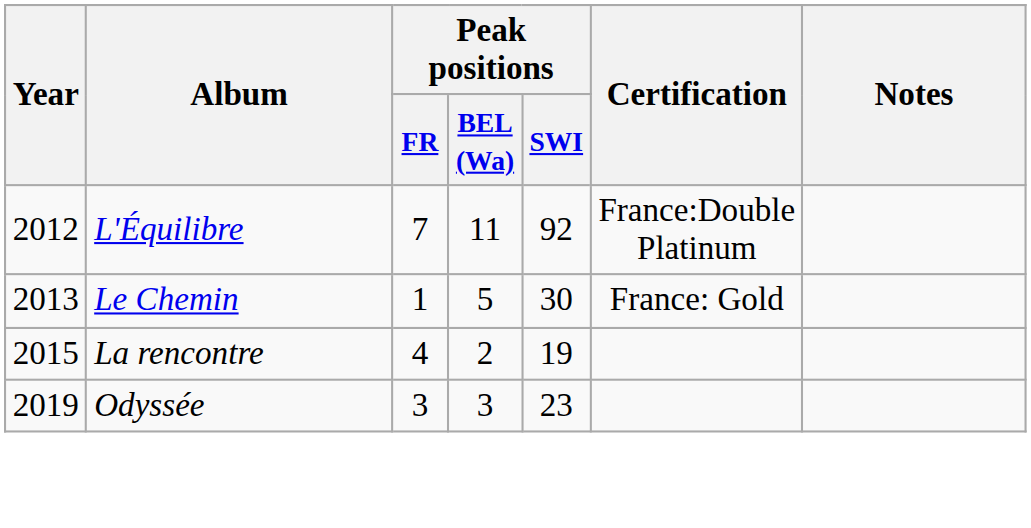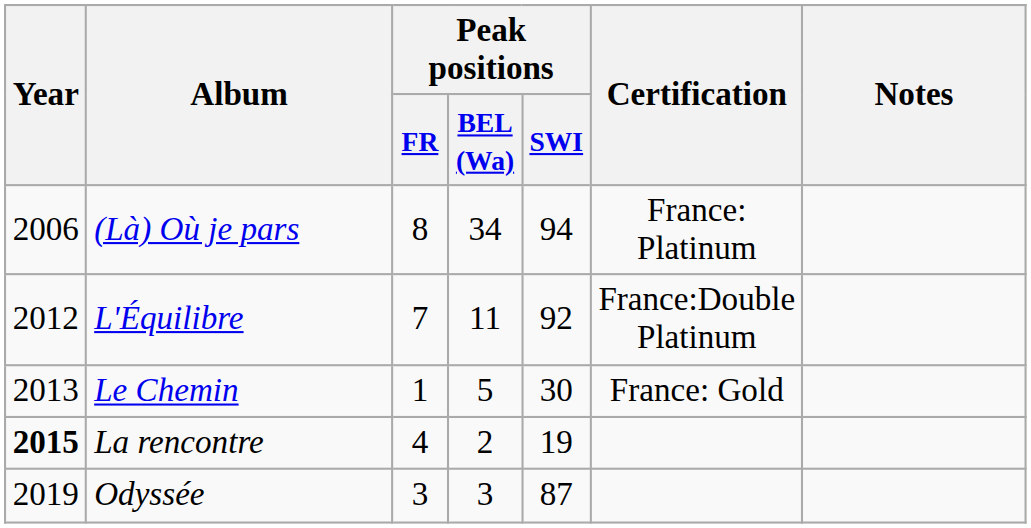+ row: (197, 228)
(46, 352) normal -> (46, 442) bold
(556, 405) 23 -> (556, 494) 87
